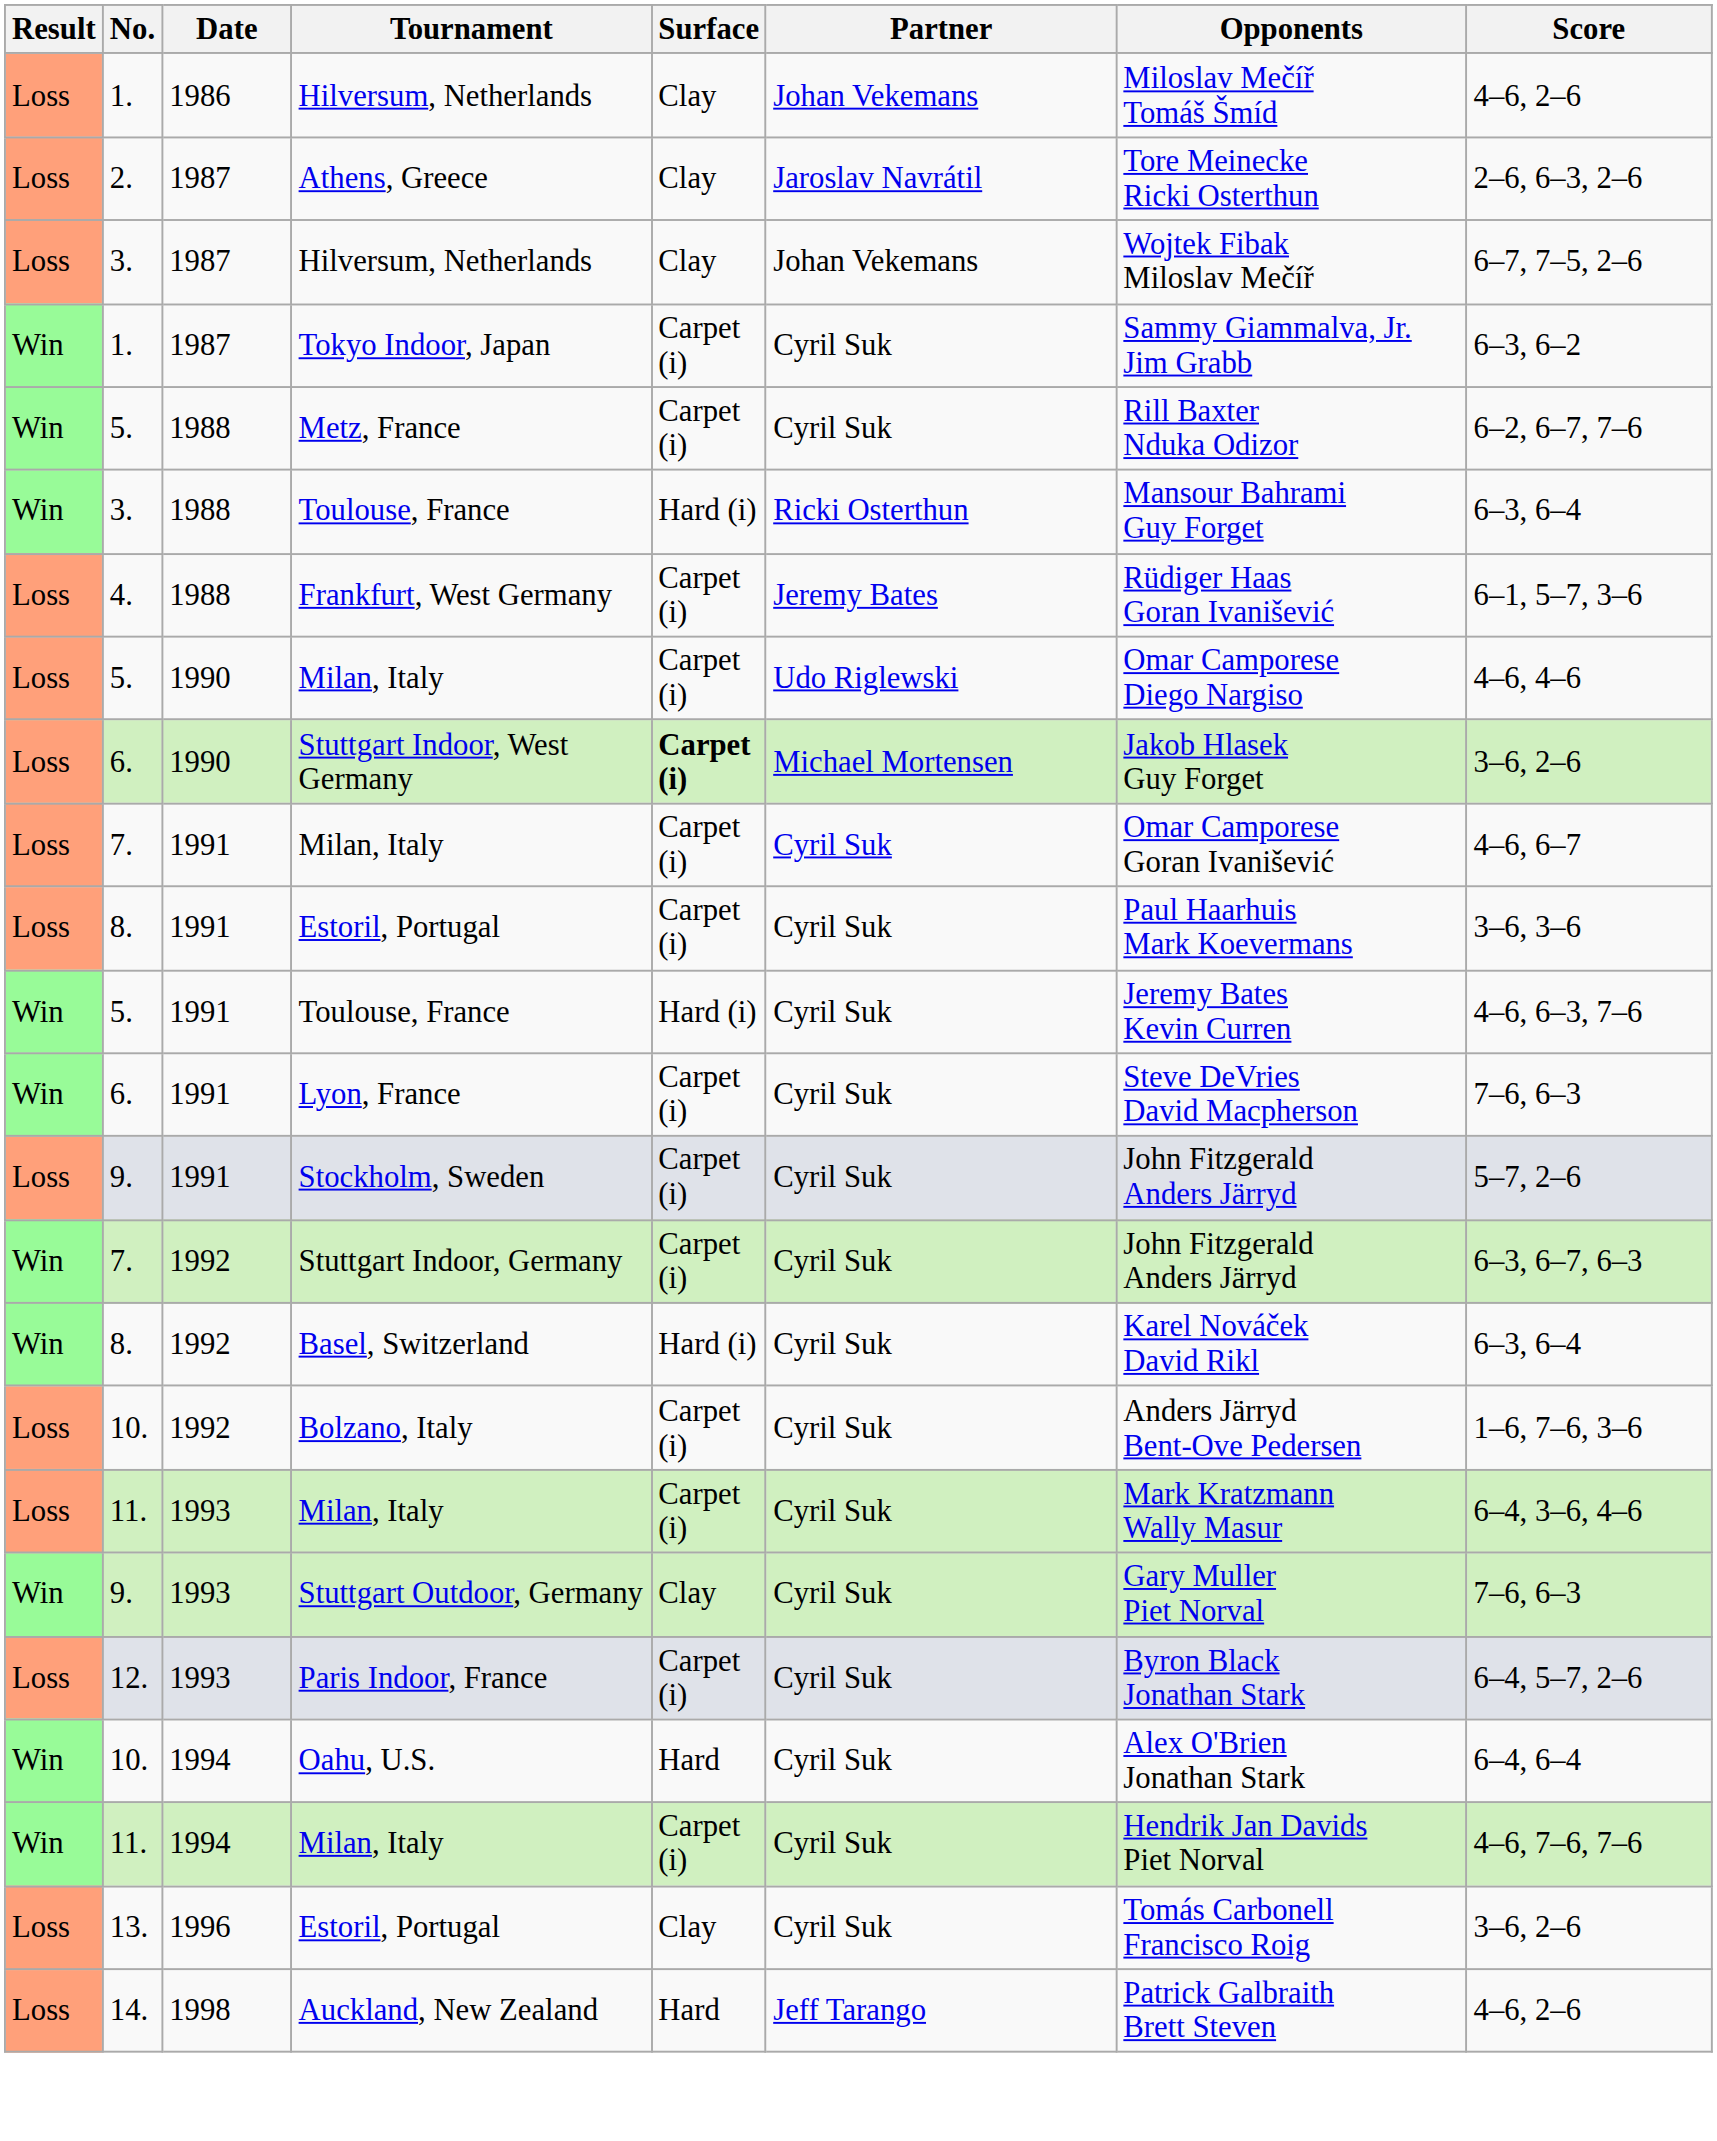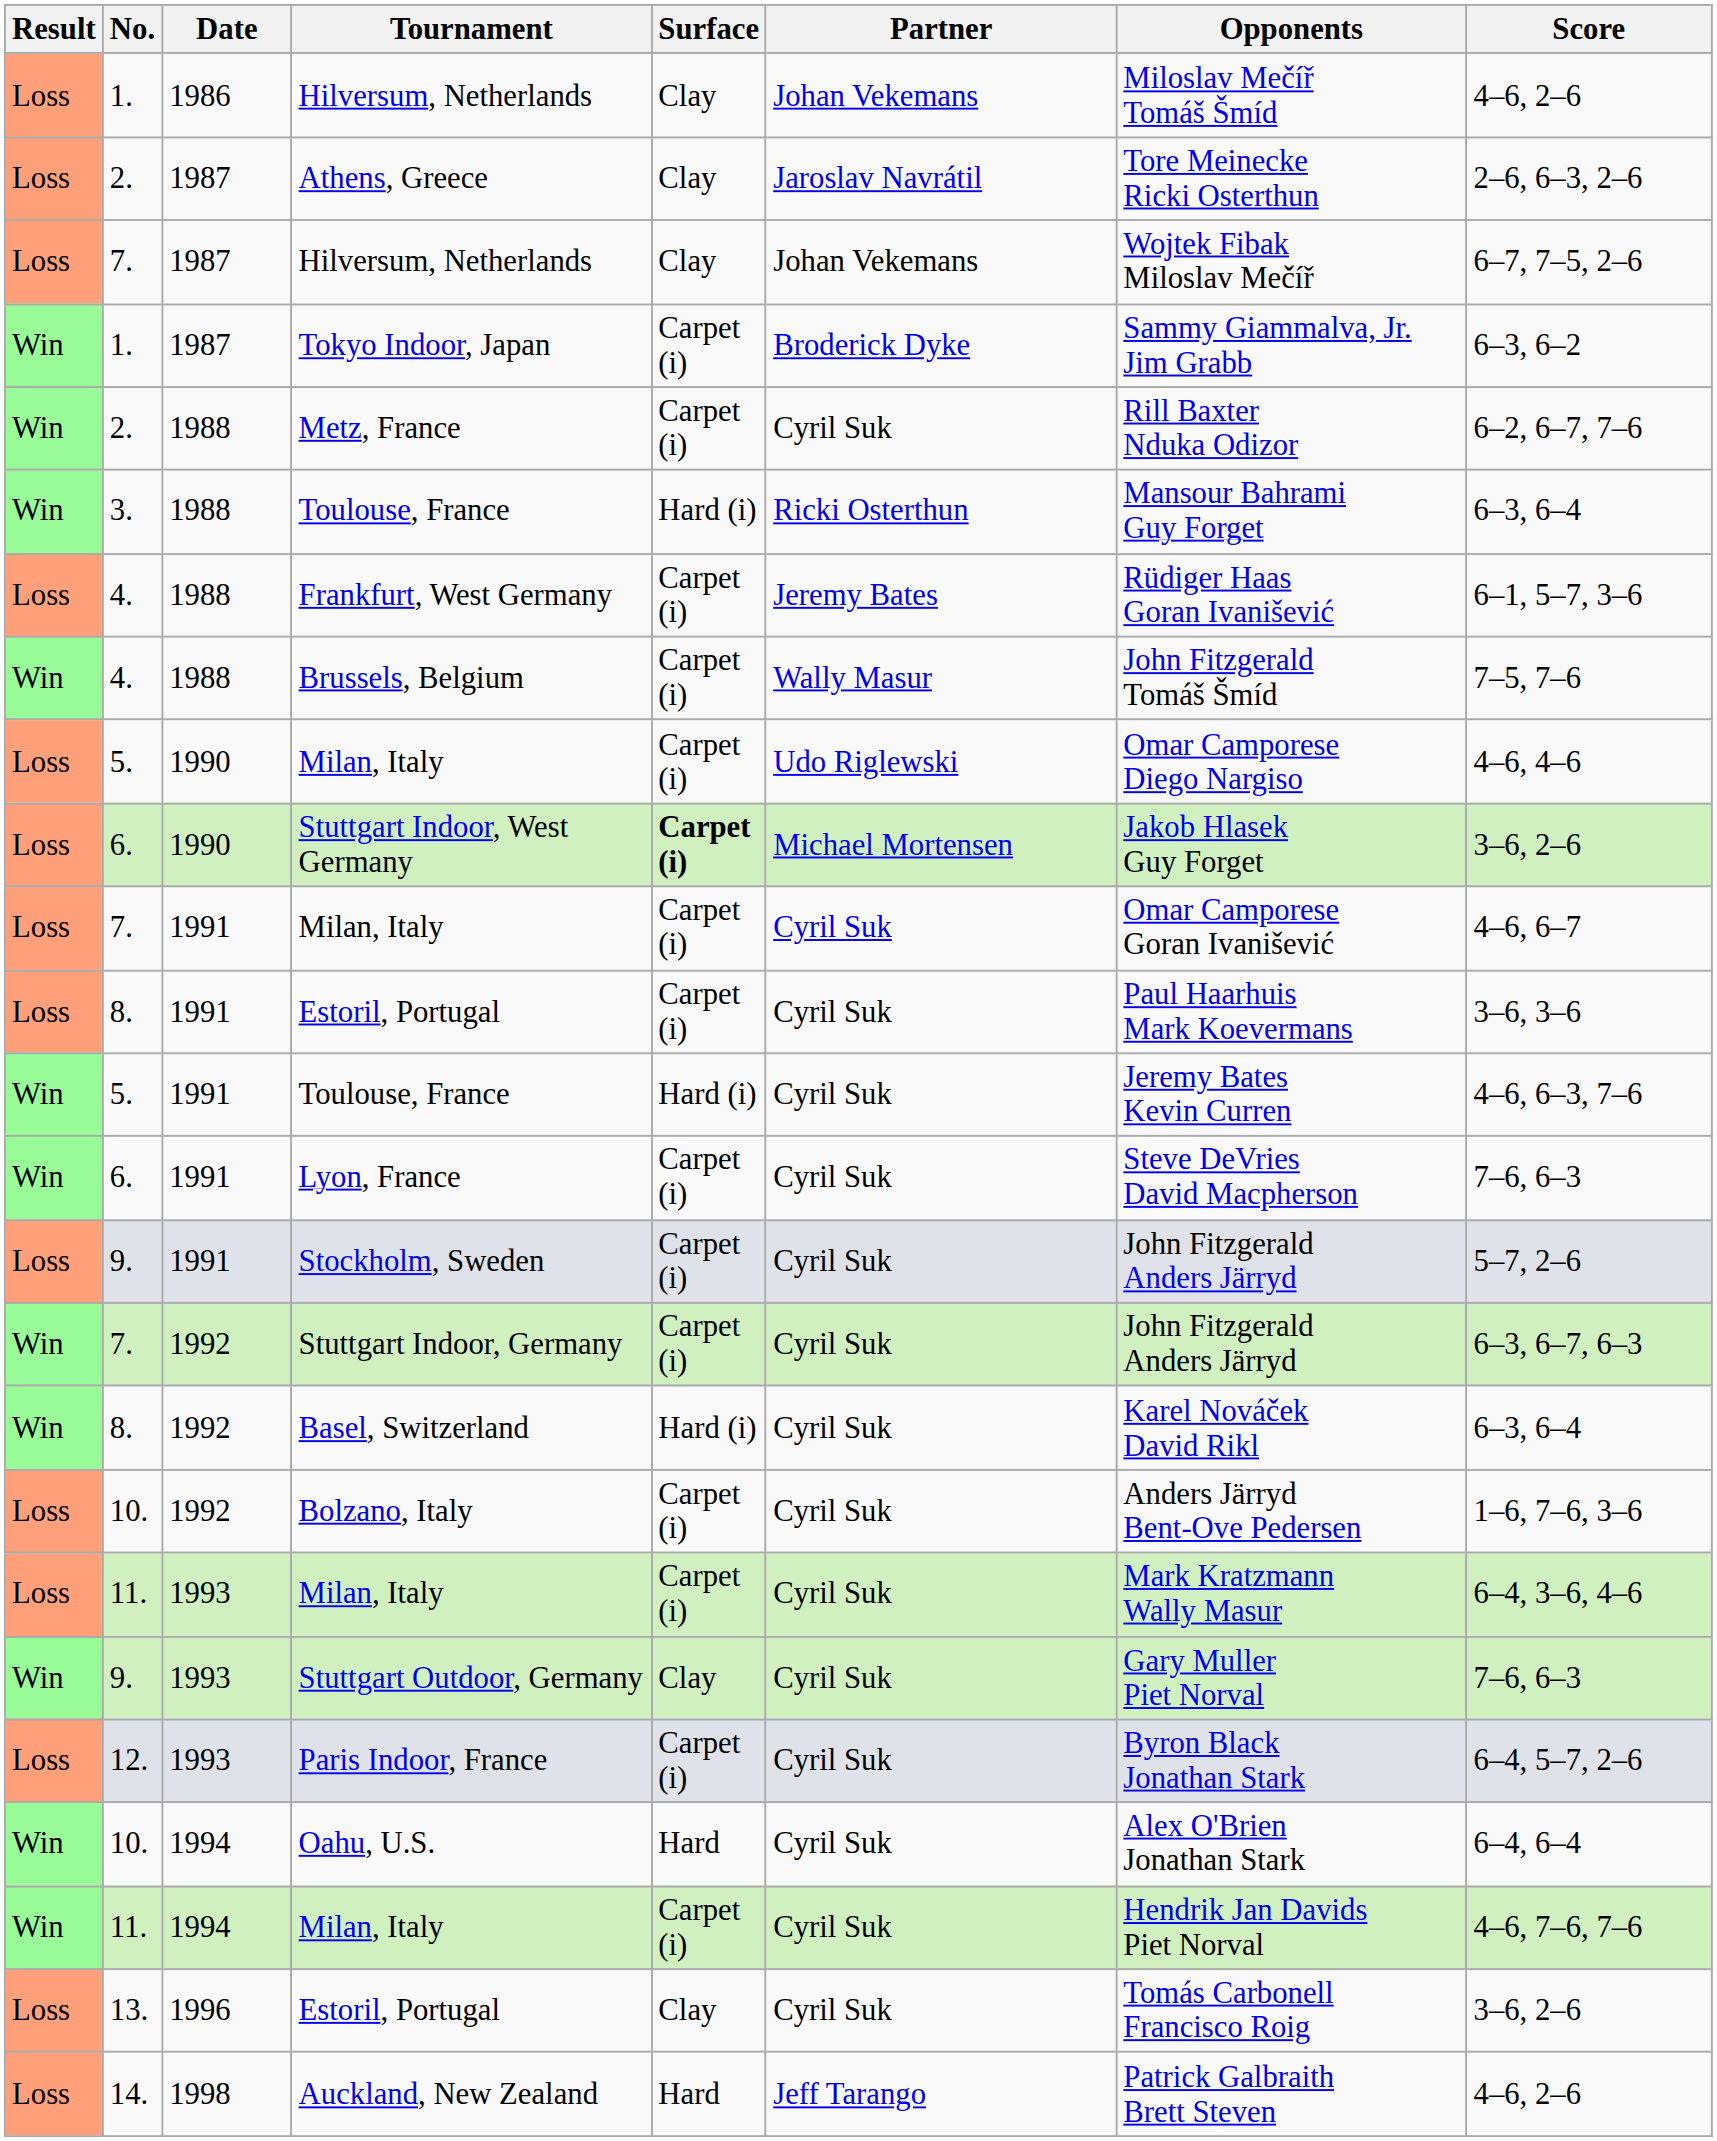(121, 261) 3. -> (121, 261) 7.
(833, 344) Cyril Suk -> (872, 344) Broderick Dyke
(121, 427) 5. -> (121, 427) 2.
+ row: (200, 677)
